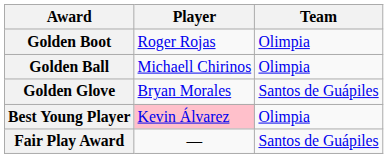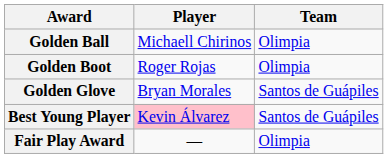rows swapped: (69, 66) <-> (69, 41)
(284, 116) Olimpia -> (319, 116) Santos de Guápiles
(319, 141) Santos de Guápiles -> (284, 141) Olimpia
